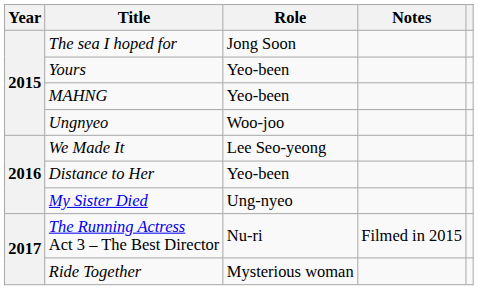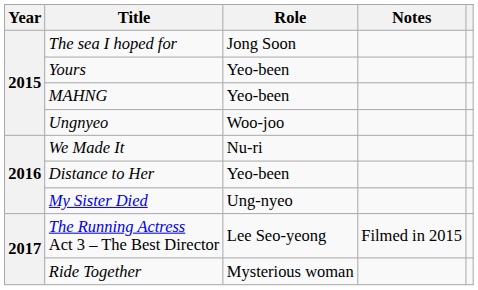(277, 148) Lee Seo-yeong -> (245, 148) Nu-ri
(245, 235) Nu-ri -> (277, 235) Lee Seo-yeong
